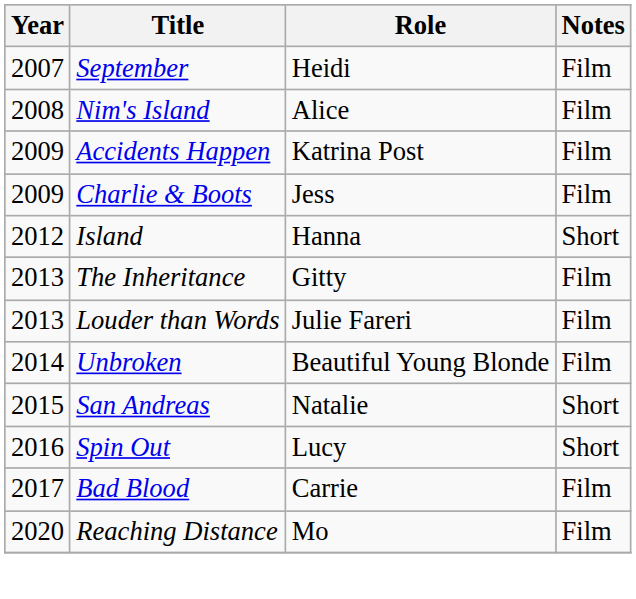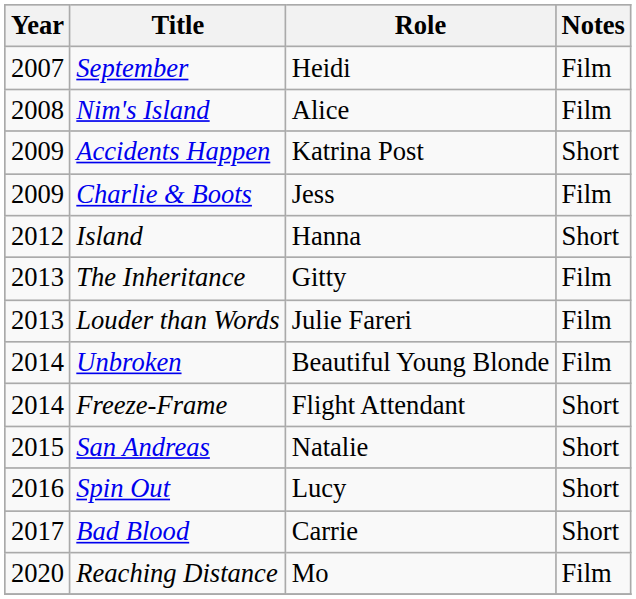(587, 151) Film -> (590, 151) Short
+ row: (152, 404)
(587, 488) Film -> (590, 531) Short
